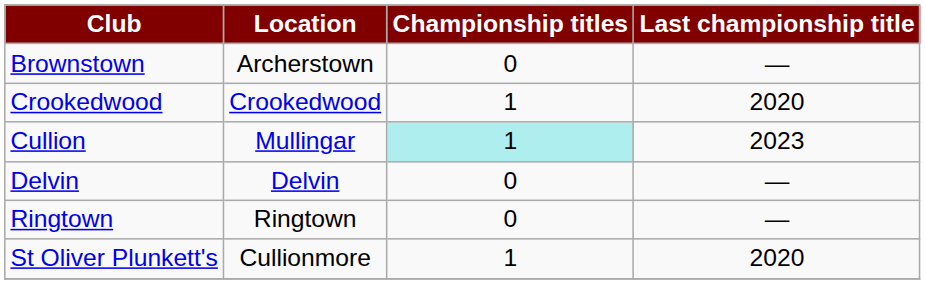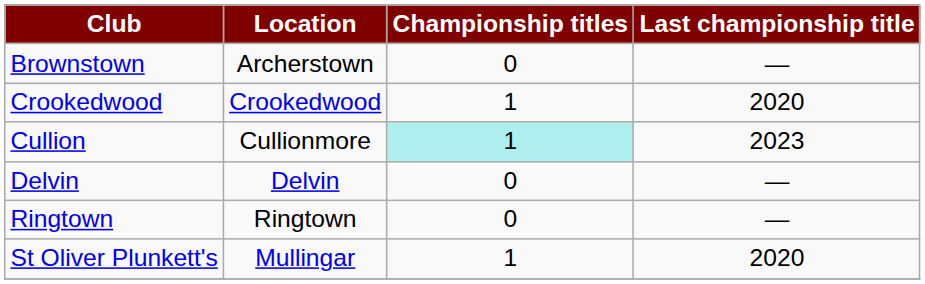(305, 141) Mullingar -> (305, 141) Cullionmore
(305, 258) Cullionmore -> (305, 258) Mullingar
